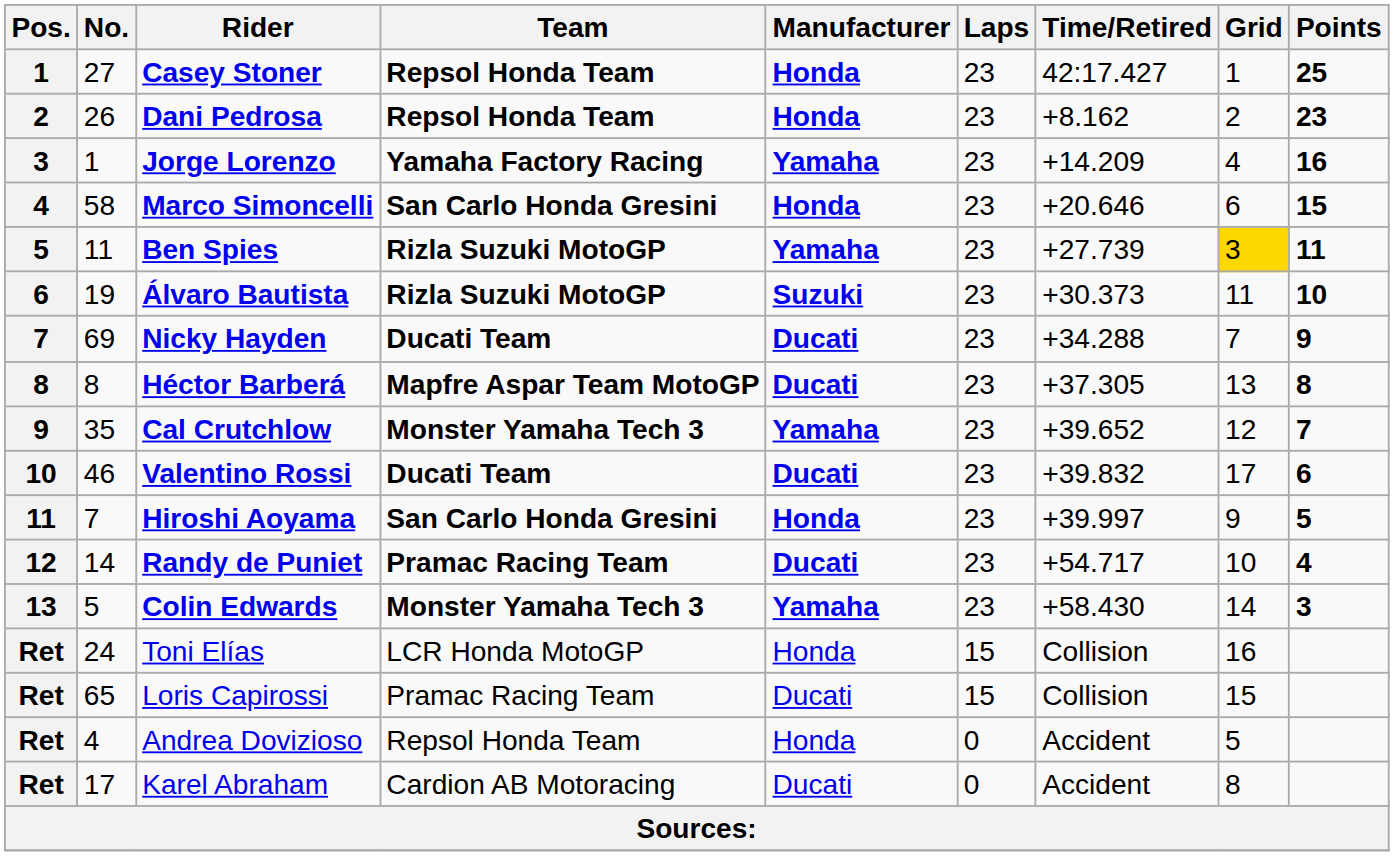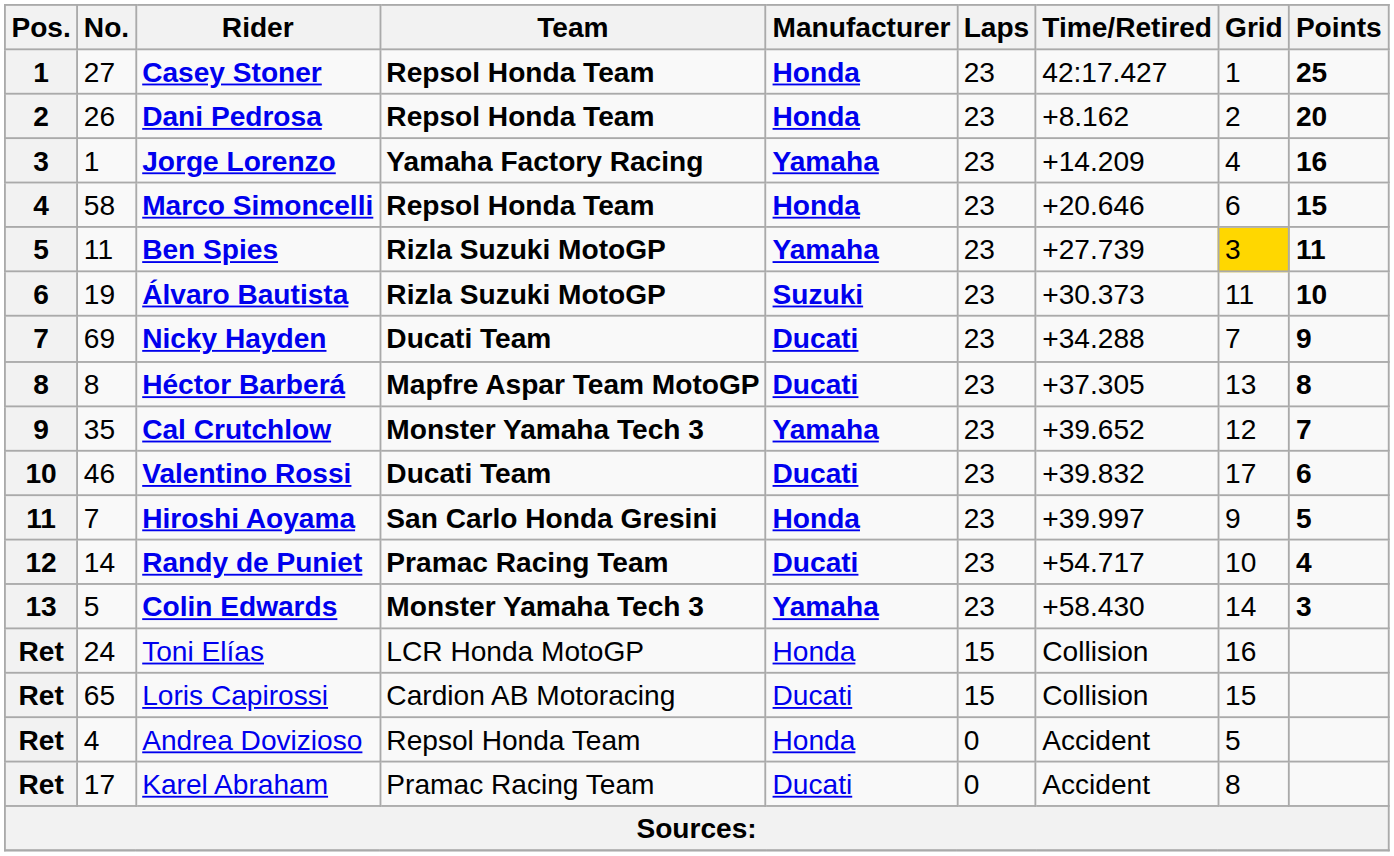(1312, 116) 23 -> (1312, 116) 20
(552, 205) San Carlo Honda Gresini -> (520, 205) Repsol Honda Team
(520, 695) Pramac Racing Team -> (531, 695) Cardion AB Motoracing
(531, 784) Cardion AB Motoracing -> (520, 784) Pramac Racing Team
